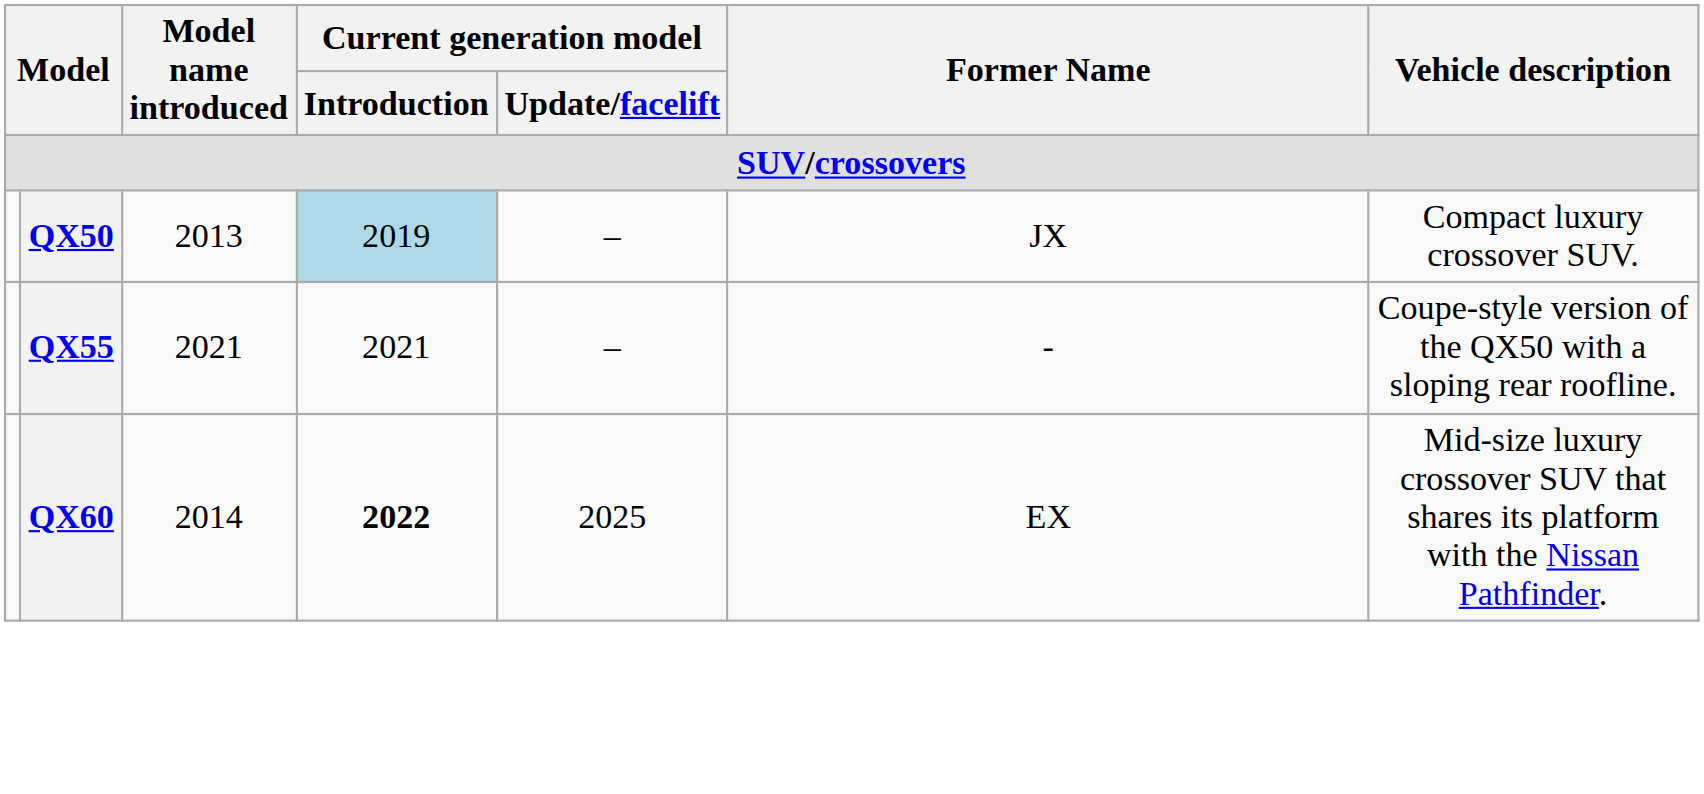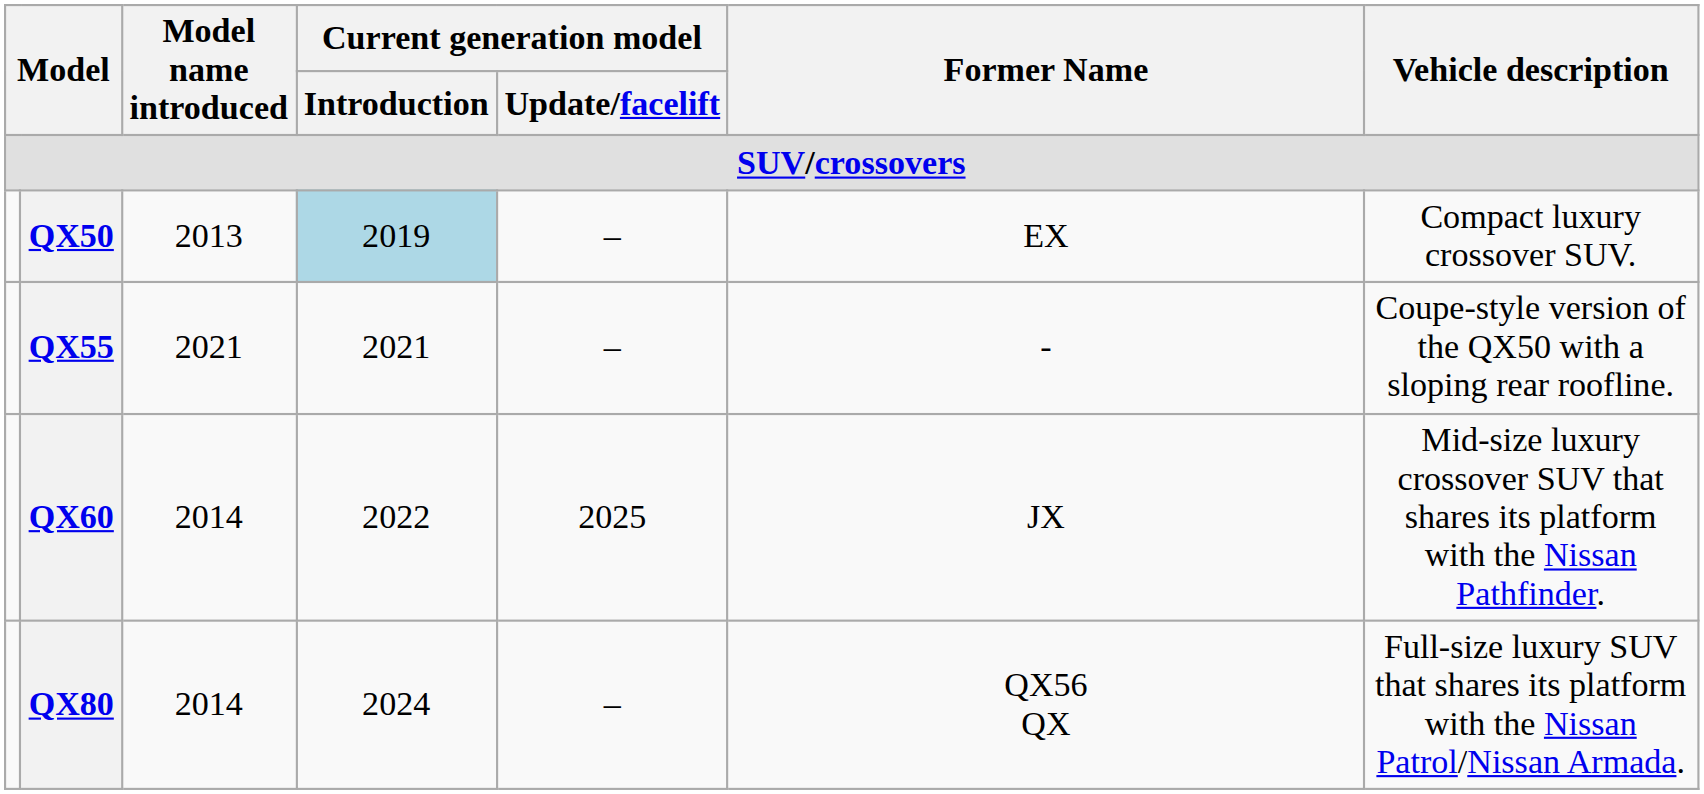(1048, 235) JX -> (1046, 235) EX
(396, 516) bold -> (396, 516) normal
(1048, 516) EX -> (1046, 516) JX
+ row: (71, 704)
